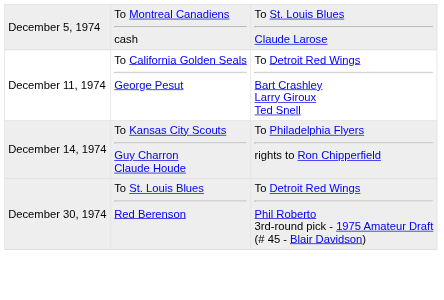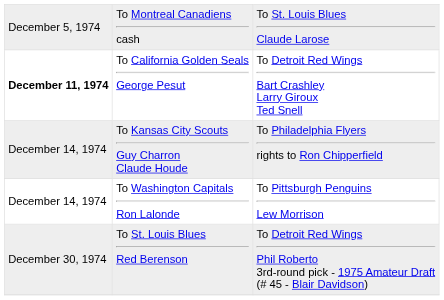(57, 85) normal -> (58, 85) bold
+ row: (182, 201)
